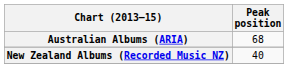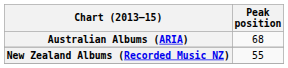(258, 55) 40 -> (258, 55) 55
